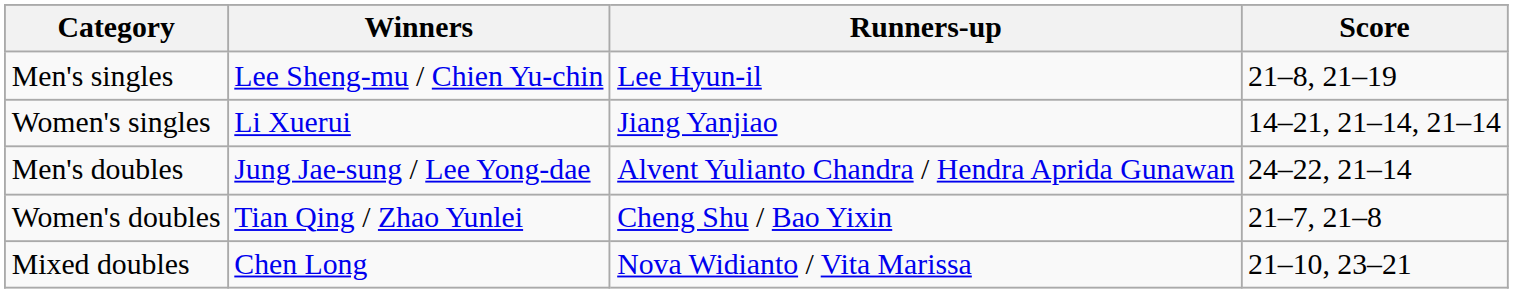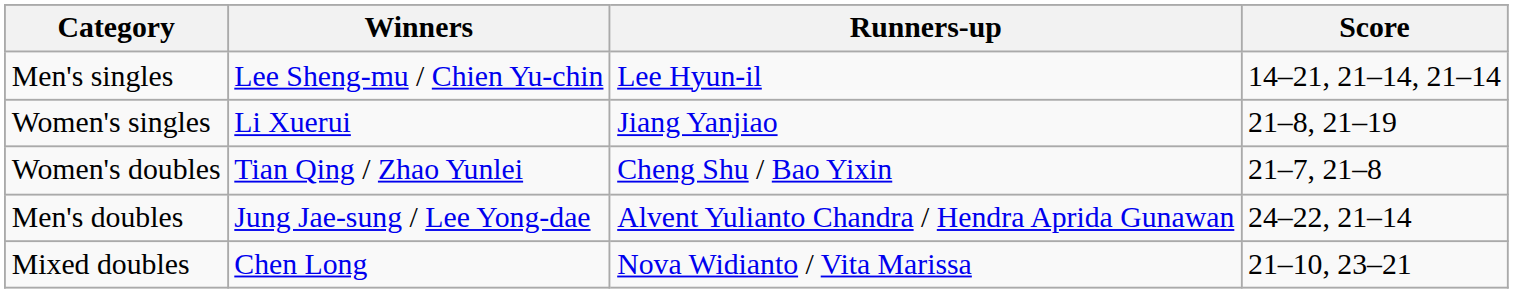(1322, 75) 21–8, 21–19 -> (1375, 75) 14–21, 21–14, 21–14
(1375, 122) 14–21, 21–14, 21–14 -> (1322, 122) 21–8, 21–19
rows swapped: (98, 169) <-> (116, 216)
